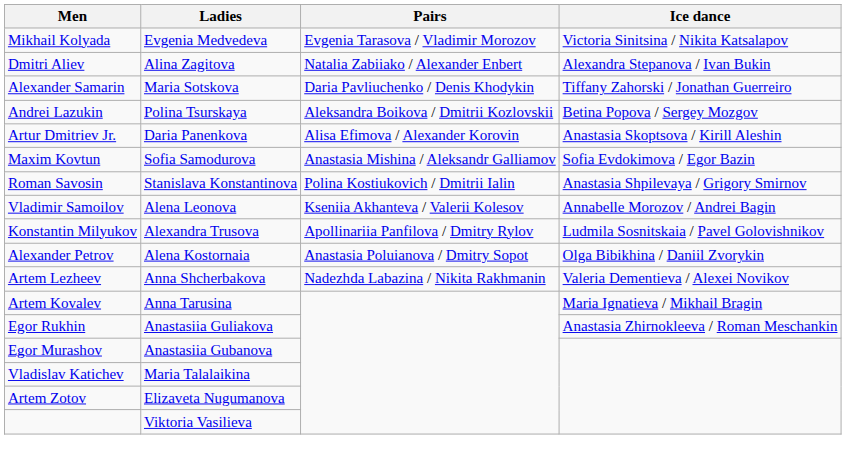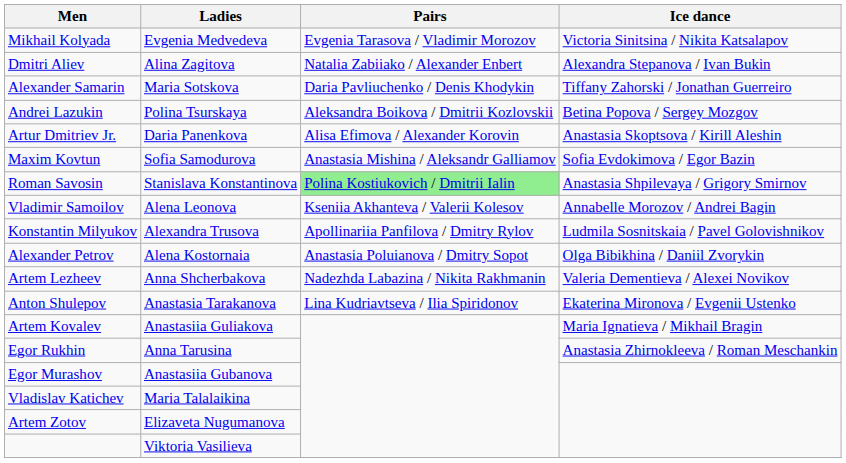(409, 183) no background -> (409, 183) lightgreen background
+ row: (57, 302)
(188, 302) Anna Tarusina -> (209, 326) Anastasiia Guliakova
(209, 326) Anastasiia Guliakova -> (188, 350) Anna Tarusina
